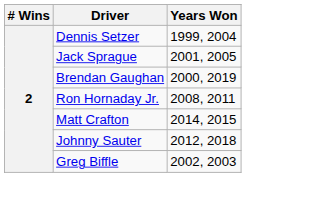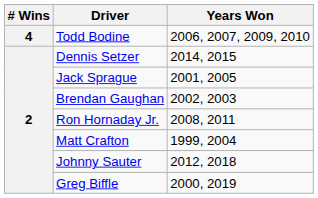+ row: (93, 36)
(203, 36) 1999, 2004 -> (203, 57) 2014, 2015
(203, 78) 2000, 2019 -> (203, 99) 2002, 2003
(203, 120) 2014, 2015 -> (203, 141) 1999, 2004
(203, 162) 2002, 2003 -> (203, 183) 2000, 2019
